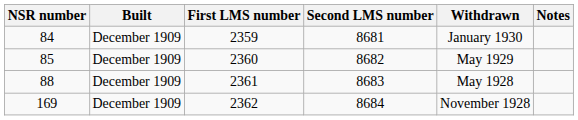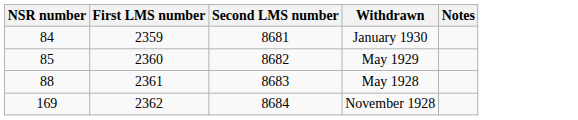- column: (137, 15)
